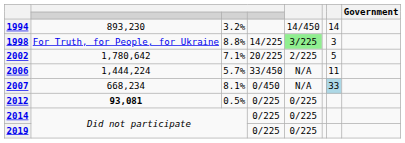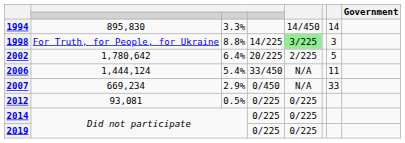(126, 27) 893,230 -> (126, 27) 895,830
(234, 27) 3.2% -> (234, 27) 3.3%
(234, 56) 7.1% -> (234, 56) 6.4%
(126, 71) 1,444,224 -> (126, 71) 1,444,124
(234, 71) 5.7% -> (234, 71) 5.4%
(126, 86) 668,234 -> (126, 86) 669,234
(234, 86) 8.1% -> (234, 86) 2.9%
(334, 86) lightblue background -> (334, 86) no background
(126, 101) bold -> (126, 101) normal
